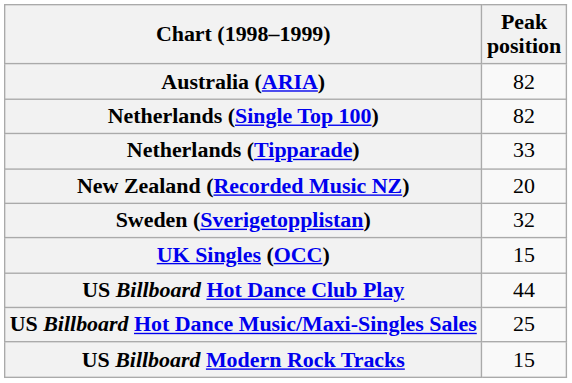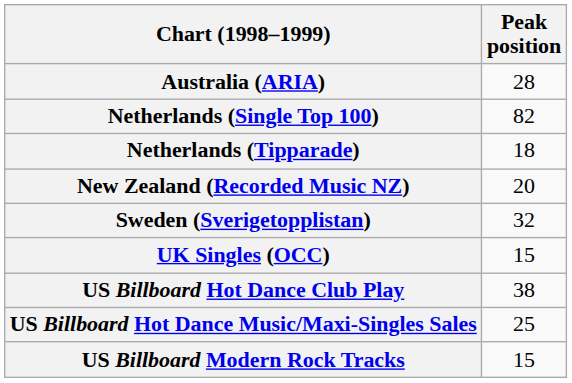(524, 81) 82 -> (524, 81) 28
(524, 150) 33 -> (524, 150) 18
(524, 289) 44 -> (524, 289) 38
